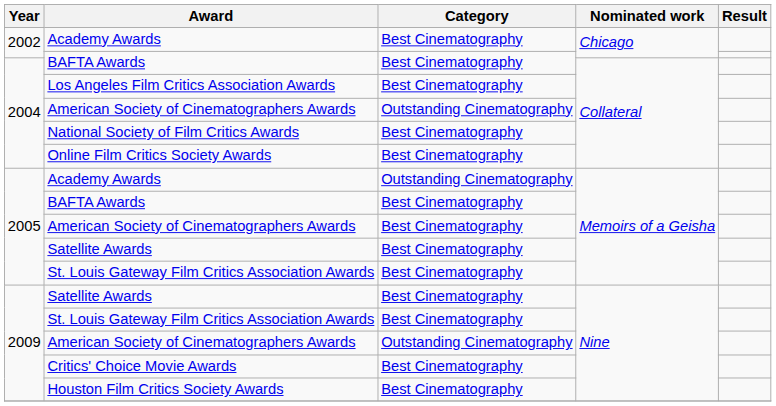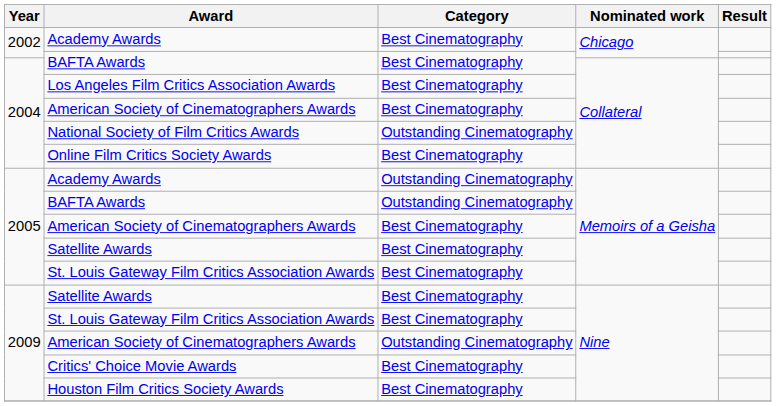(477, 109) Outstanding Cinematography -> (452, 109) Best Cinematography
(452, 132) Best Cinematography -> (477, 132) Outstanding Cinematography
(452, 202) Best Cinematography -> (477, 202) Outstanding Cinematography
